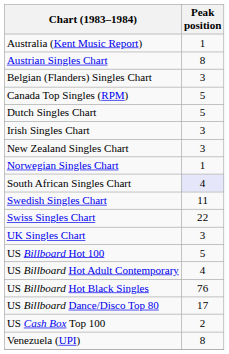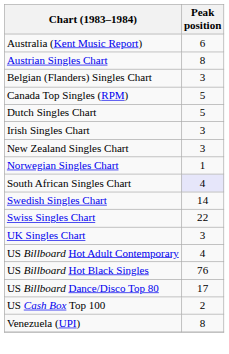(203, 43) 1 -> (203, 43) 6
(203, 200) 11 -> (203, 200) 14
- row: (56, 253)
